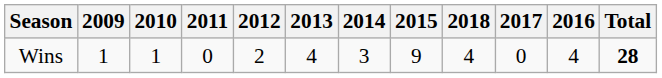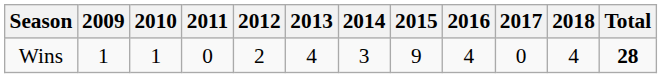columns swapped: (573, 21) <-> (469, 21)
